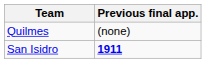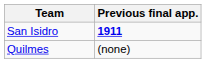rows swapped: (33, 49) <-> (28, 31)
